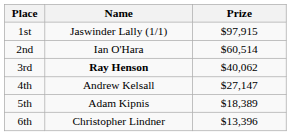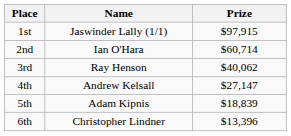(239, 49) $60,514 -> (239, 49) $60,714
(119, 67) bold -> (119, 67) normal
(239, 103) $18,389 -> (239, 103) $18,839
